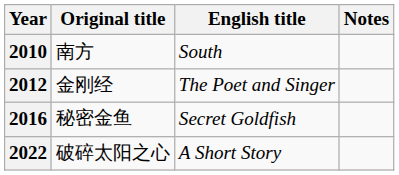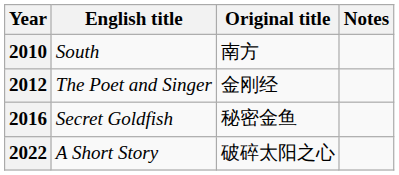columns swapped: (257, 19) <-> (113, 19)
